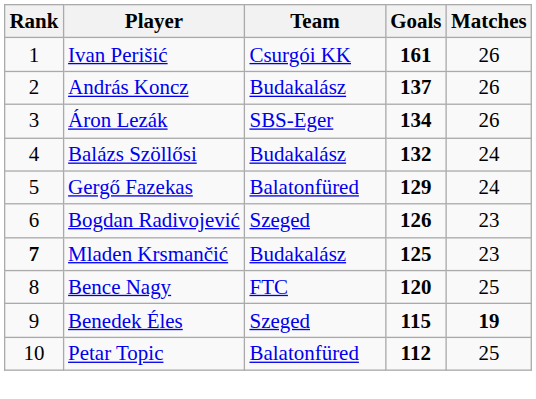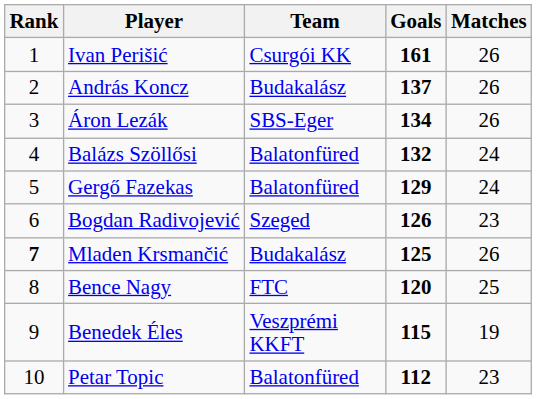(298, 154) Budakalász -> (304, 154) Balatonfüred
(489, 253) 23 -> (489, 253) 26
(280, 320) Szeged -> (294, 332) Veszprémi KKFT
(489, 320) bold -> (489, 332) normal
(489, 353) 25 -> (489, 377) 23
